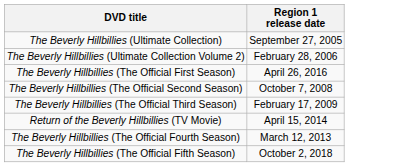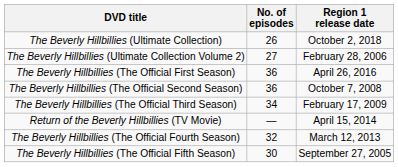+ column: (271, 18)
(296, 40) September 27, 2005 -> (345, 40) October 2, 2018
(296, 154) October 2, 2018 -> (345, 154) September 27, 2005
